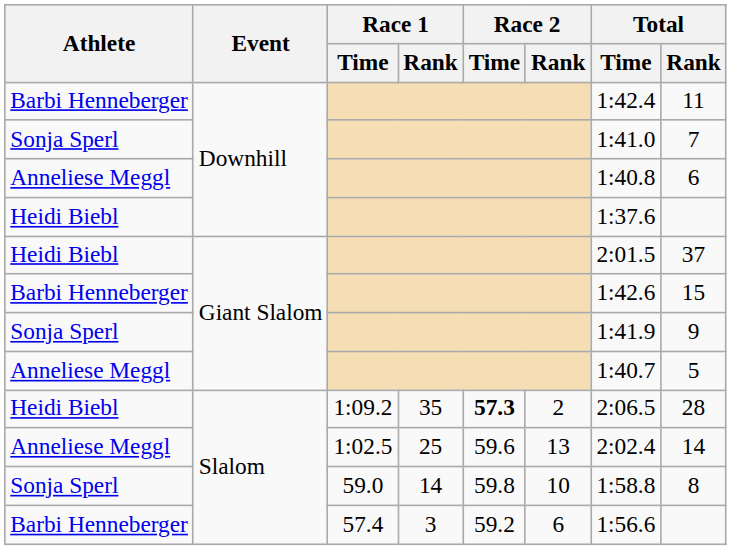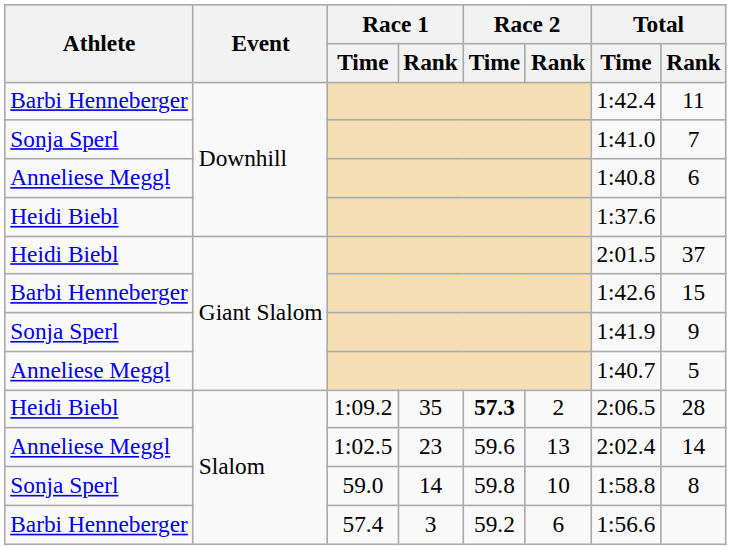(431, 447) 25 -> (431, 447) 23
